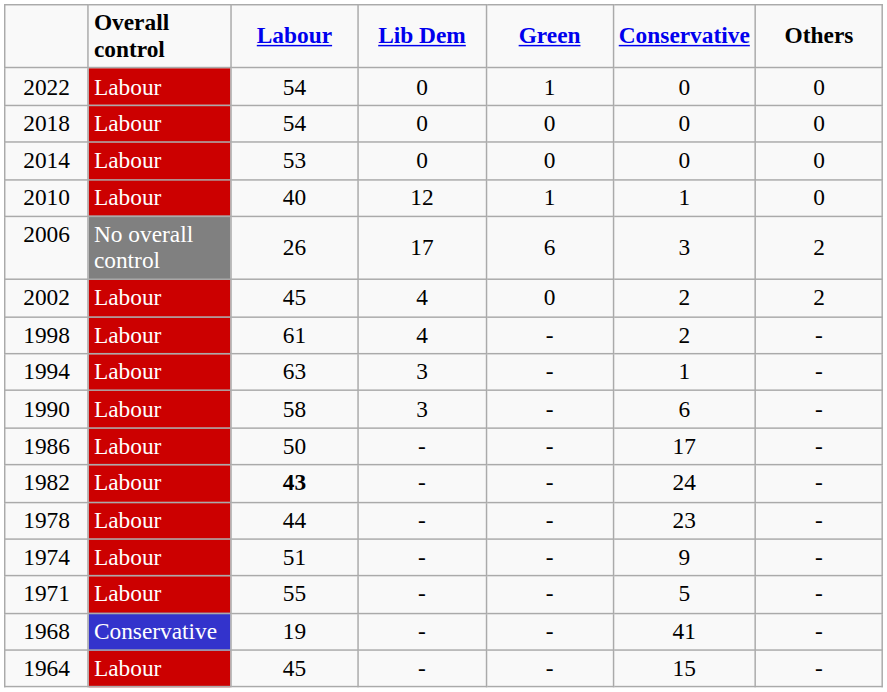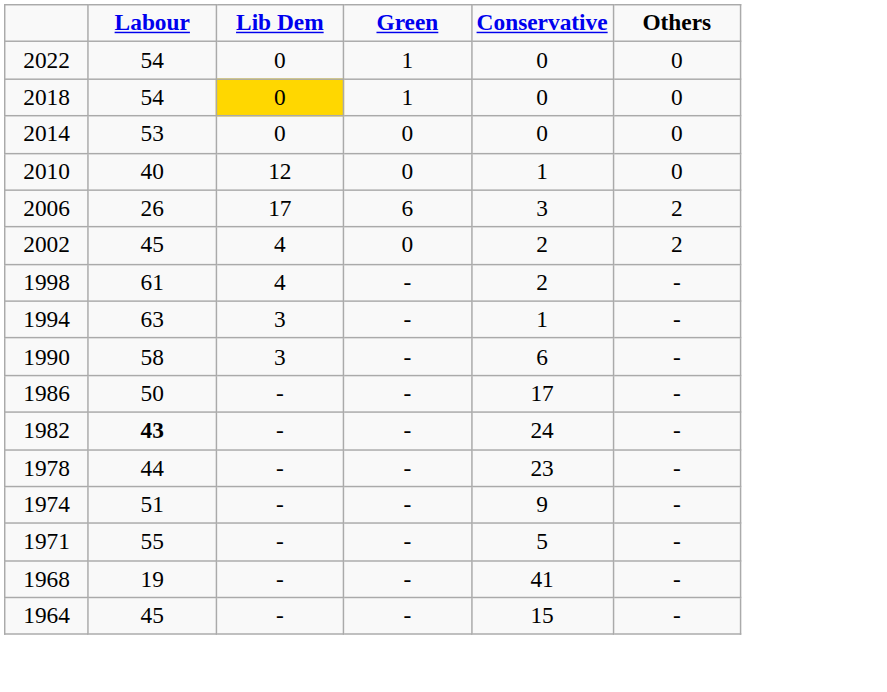- column: (132, 36)
(422, 123) no background -> (280, 97) gold background
(550, 123) 0 -> (407, 97) 1
(550, 197) 1 -> (407, 171) 0
